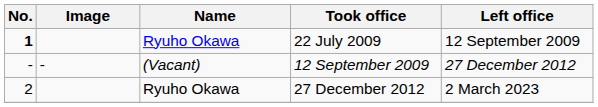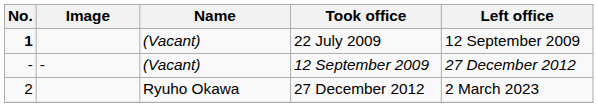(191, 41) Ryuho Okawa -> (172, 41) (Vacant)
